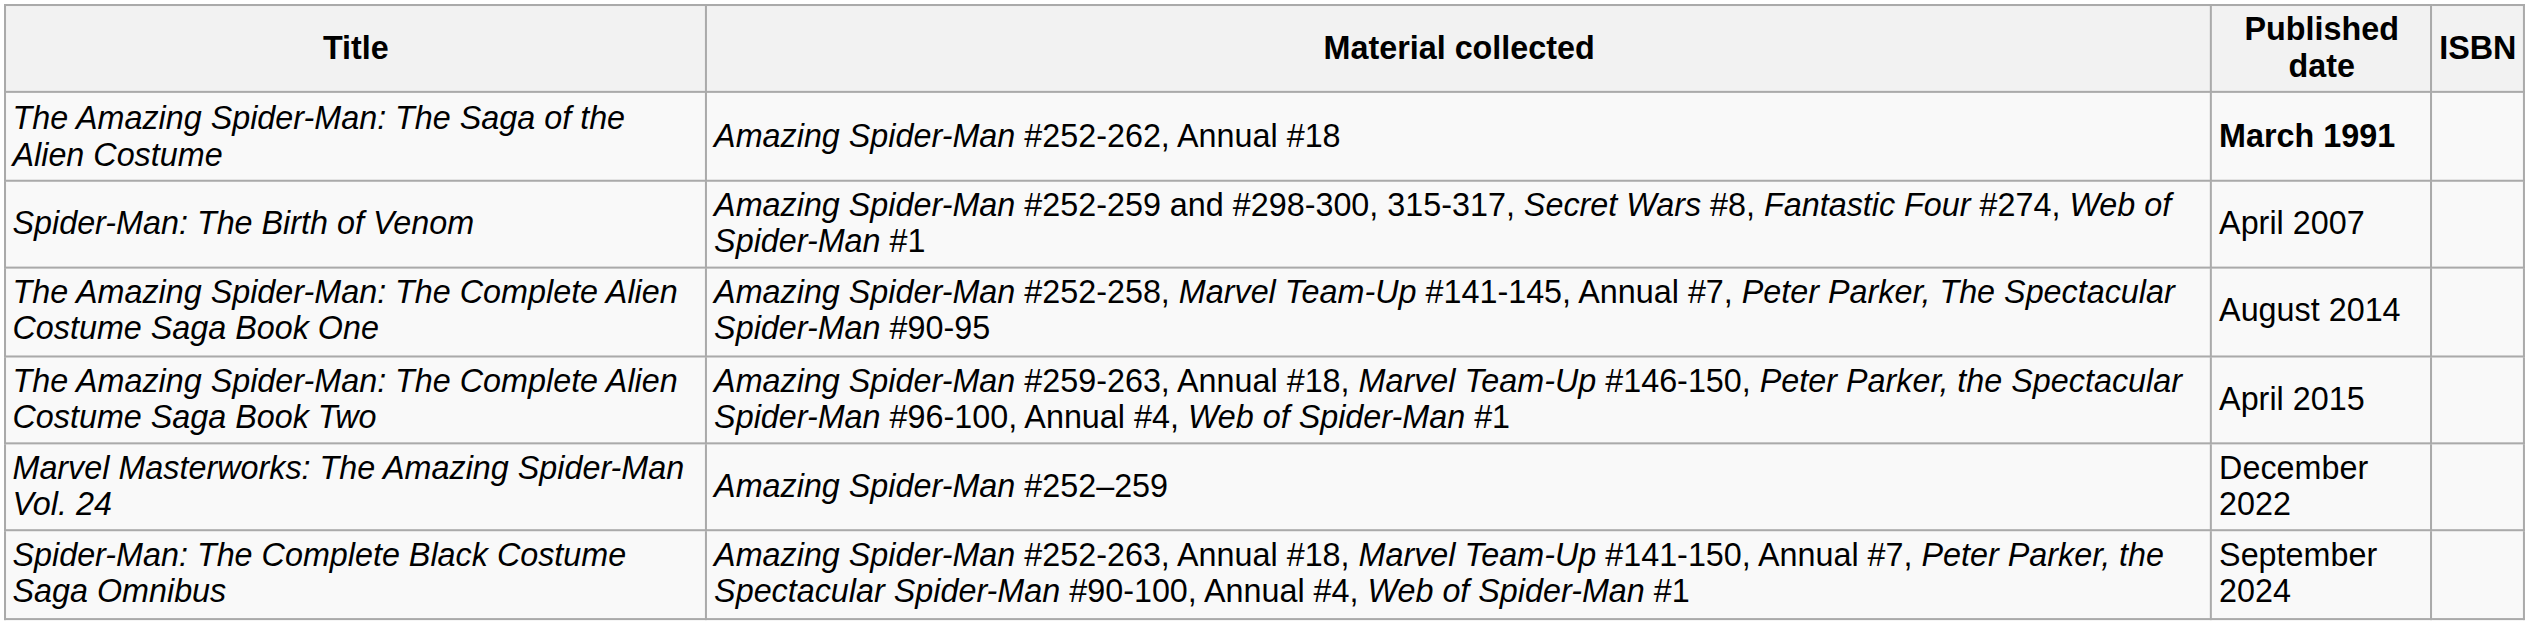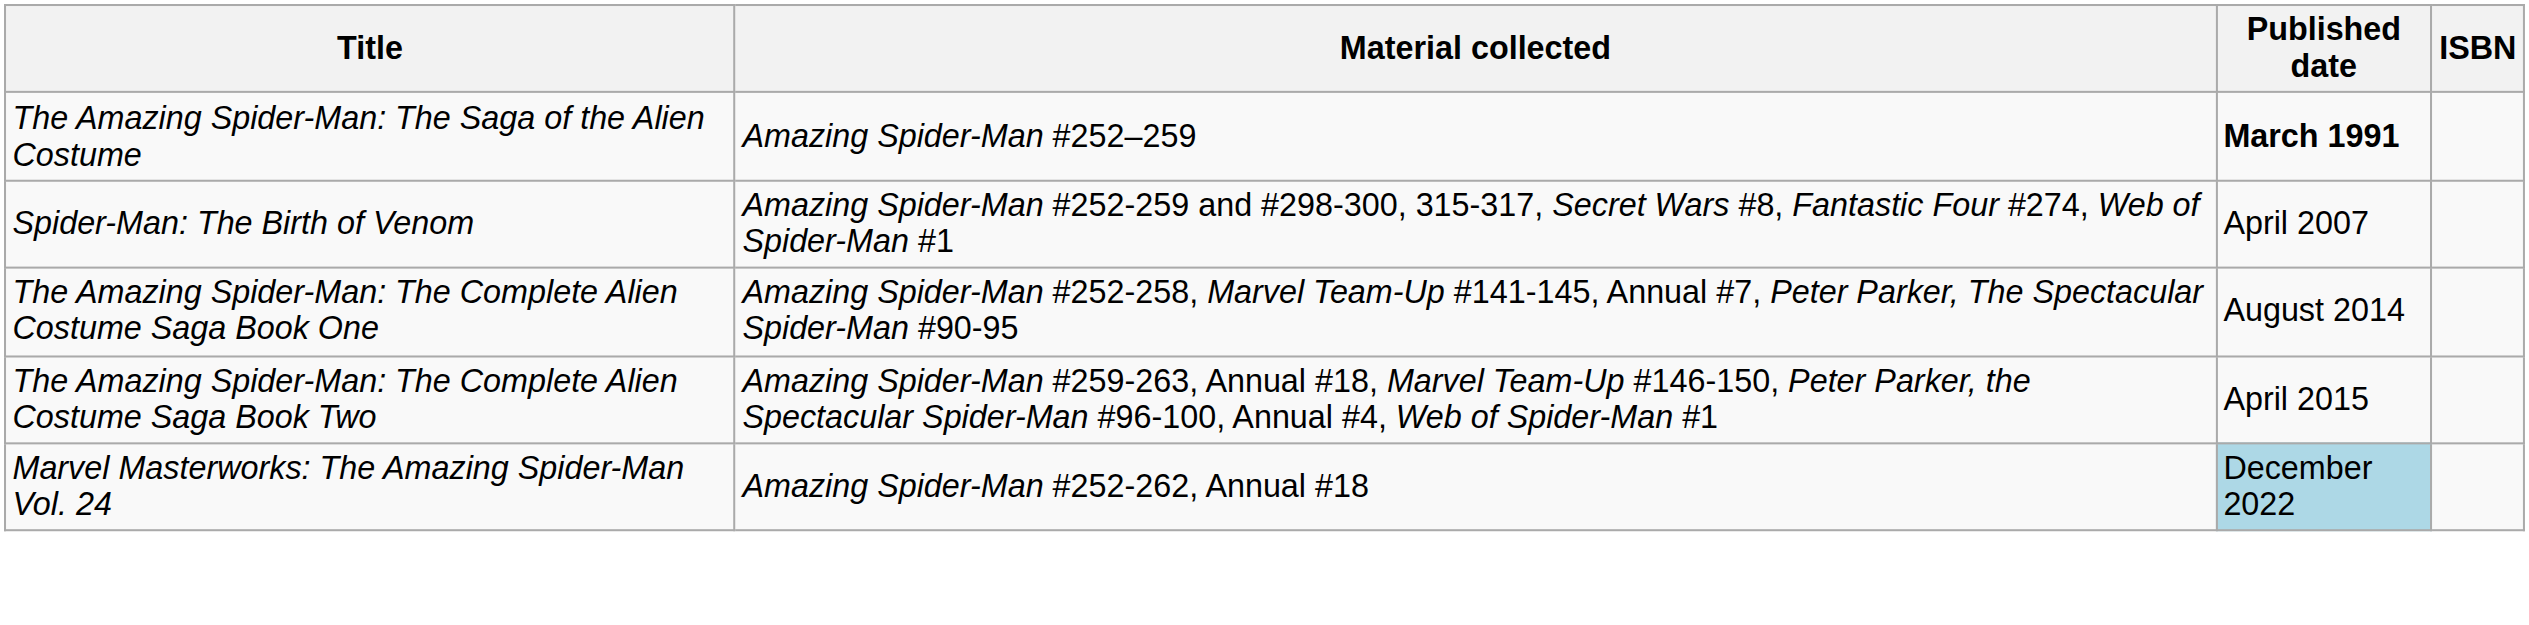(1027, 135) Amazing Spider-Man #252-262, Annual #18 -> (969, 135) Amazing Spider-Man #252–259
(941, 486) Amazing Spider-Man #252–259 -> (1056, 486) Amazing Spider-Man #252-262, Annual #18
(2294, 486) no background -> (2298, 486) lightblue background
- row: (319, 574)
